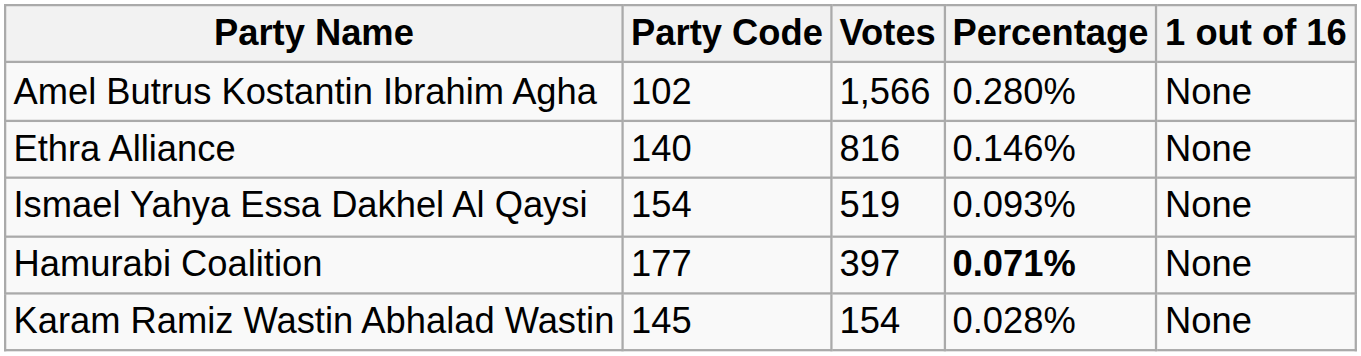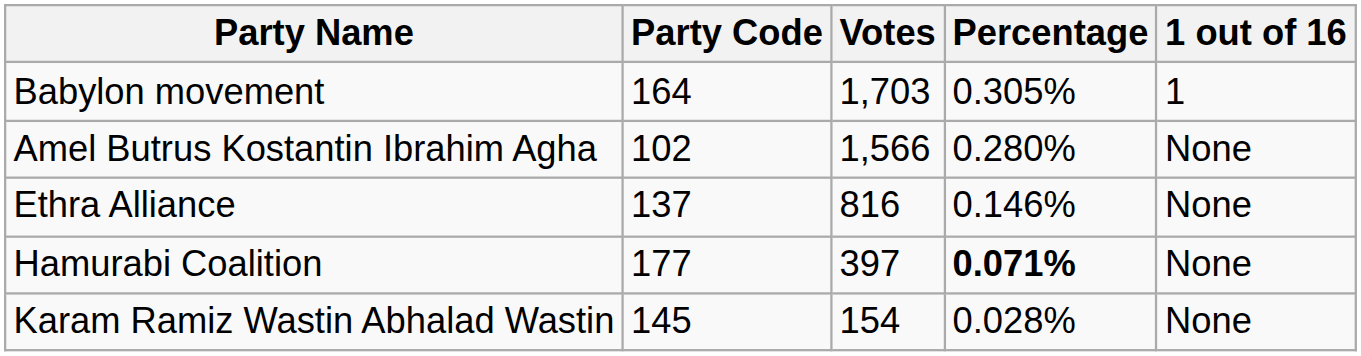+ row: (169, 90)
(661, 148) 140 -> (661, 206) 137
- row: (301, 206)
